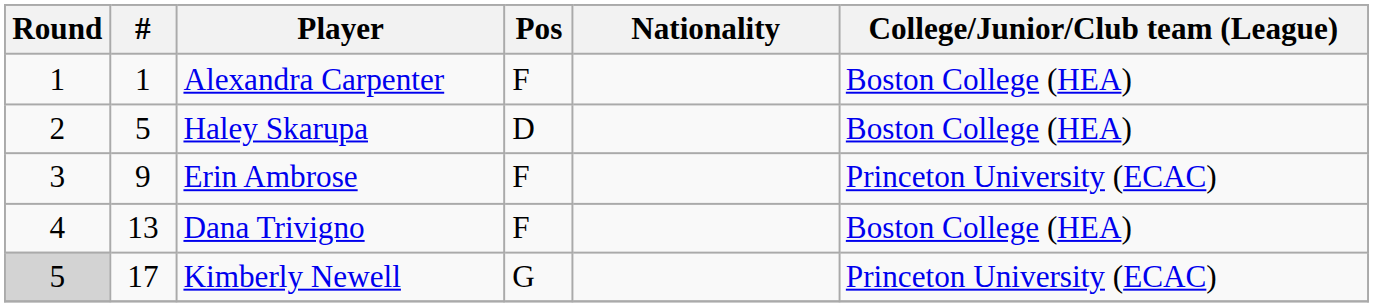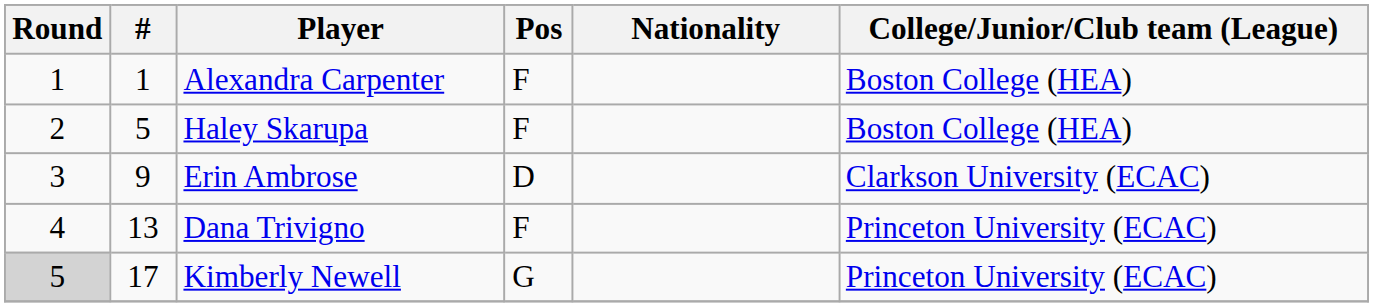(523, 128) D -> (521, 128) F
(521, 177) F -> (523, 177) D
(1031, 177) Princeton University (ECAC) -> (1028, 177) Clarkson University (ECAC)
(989, 227) Boston College (HEA) -> (1031, 227) Princeton University (ECAC)
